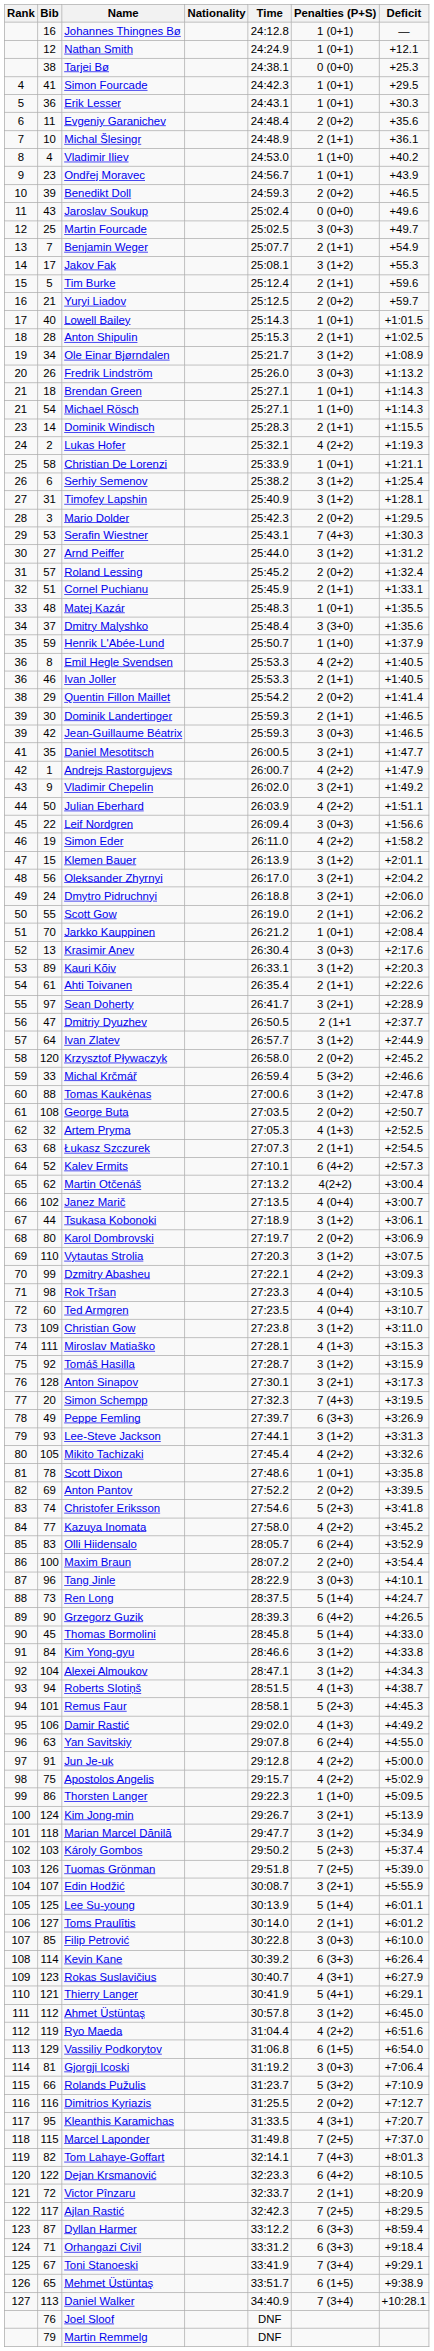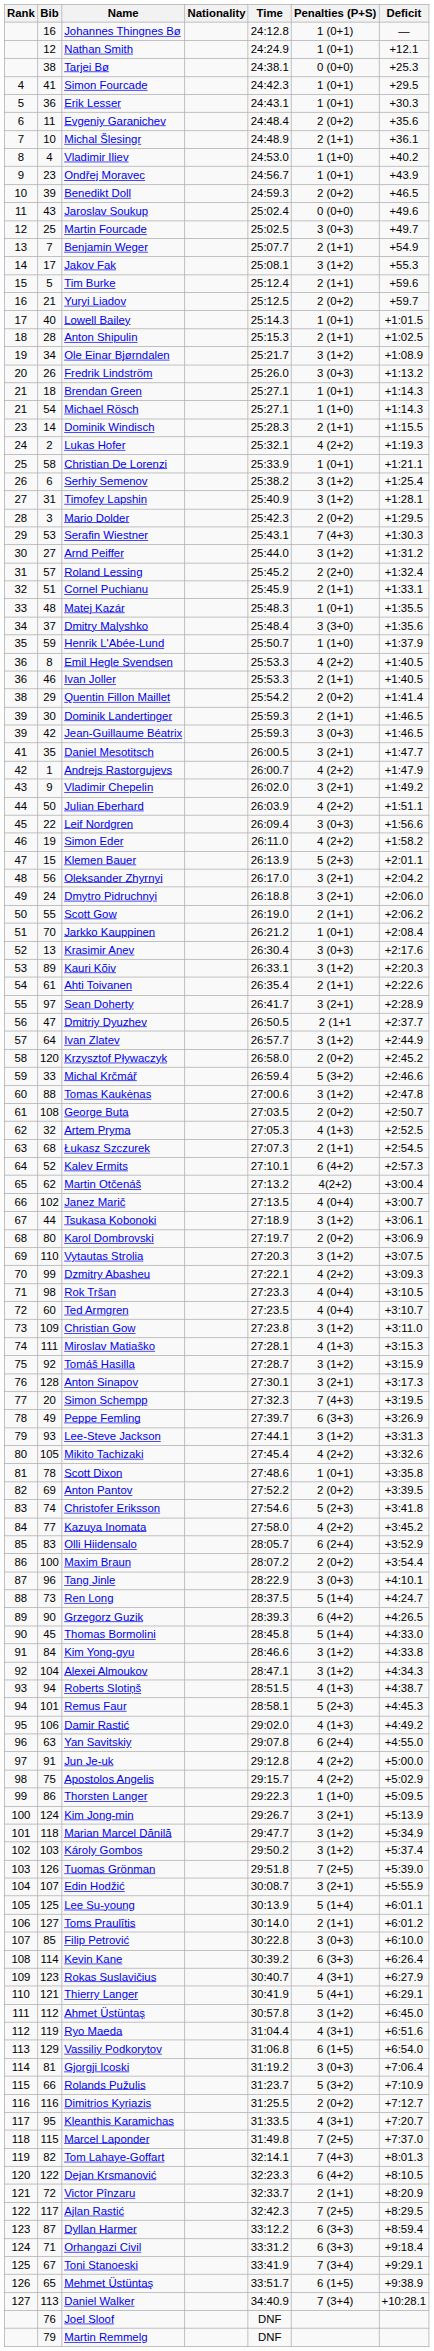(335, 572) 2 (0+2) -> (335, 572) 2 (2+0)
(335, 860) 3 (1+2) -> (335, 860) 5 (2+3)
(335, 1562) 2 (2+0) -> (335, 1562) 2 (0+2)
(335, 1851) 5 (2+3) -> (335, 1851) 3 (1+2)
(335, 2031) 4 (2+2) -> (335, 2031) 4 (3+1)
